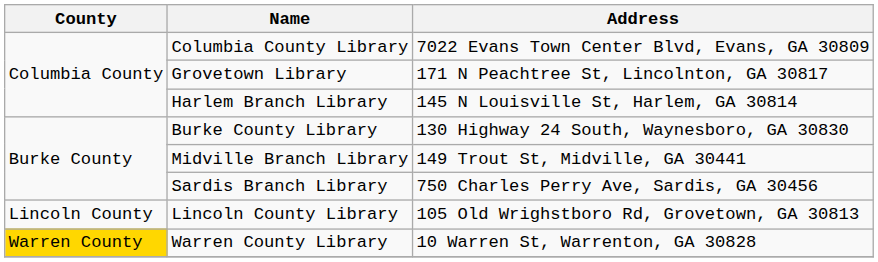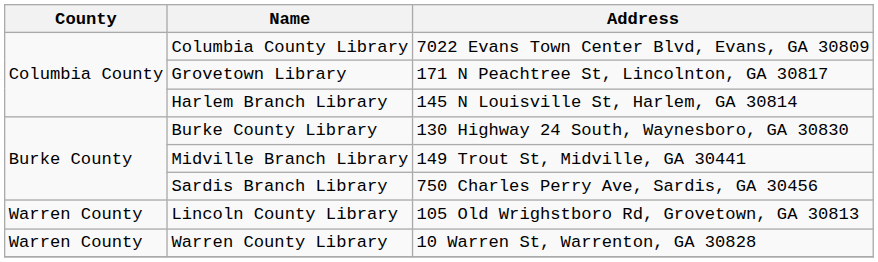(81, 214) Lincoln County -> (76, 214) Warren County
(76, 242) gold background -> (76, 242) no background
